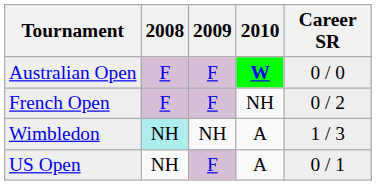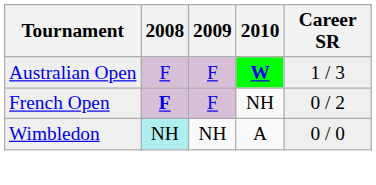(328, 72) 0 / 0 -> (328, 72) 1 / 3
(165, 103) normal -> (165, 103) bold
(328, 133) 1 / 3 -> (328, 133) 0 / 0
- row: (45, 164)
